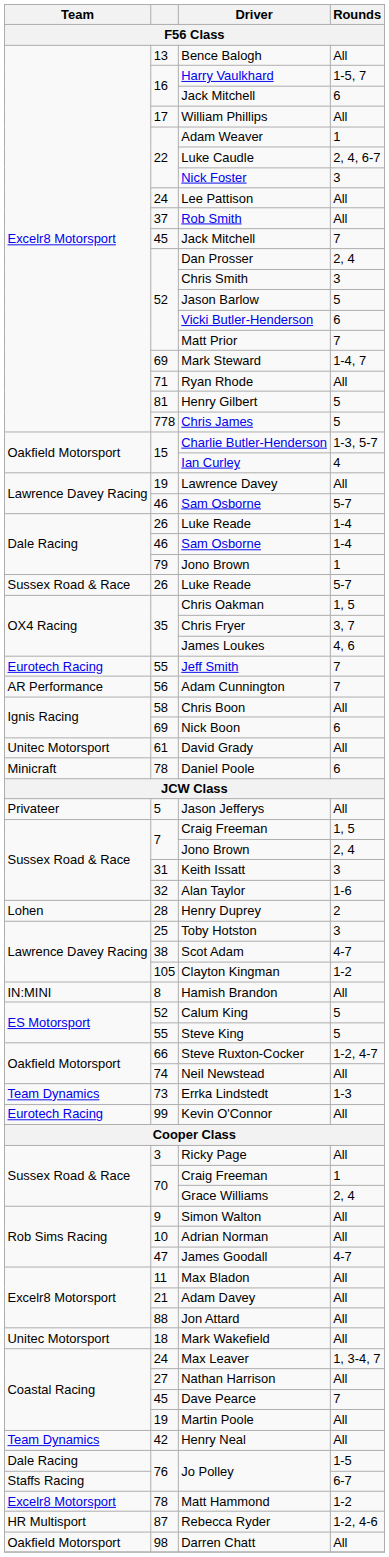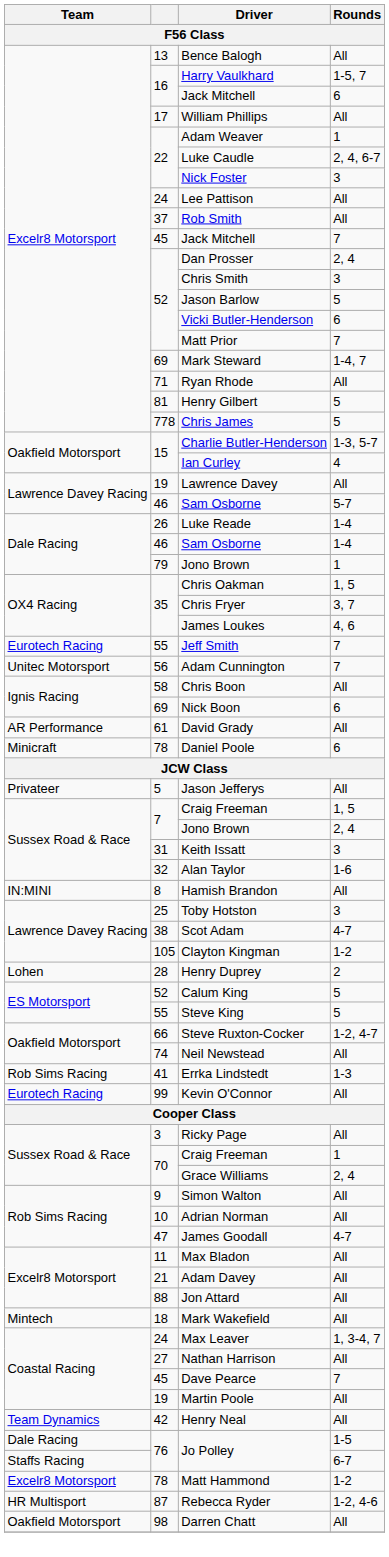- row: (216, 584)
(55, 686) AR Performance -> (58, 666) Unitec Motorsport
(58, 747) Unitec Motorsport -> (55, 727) AR Performance
rows swapped: (229, 992) <-> (221, 910)
(53, 1094) Team Dynamics -> (57, 1073) Rob Sims Racing
(161, 1094) 73 -> (161, 1073) 41
(58, 1338) Unitec Motorsport -> (30, 1318) Mintech
